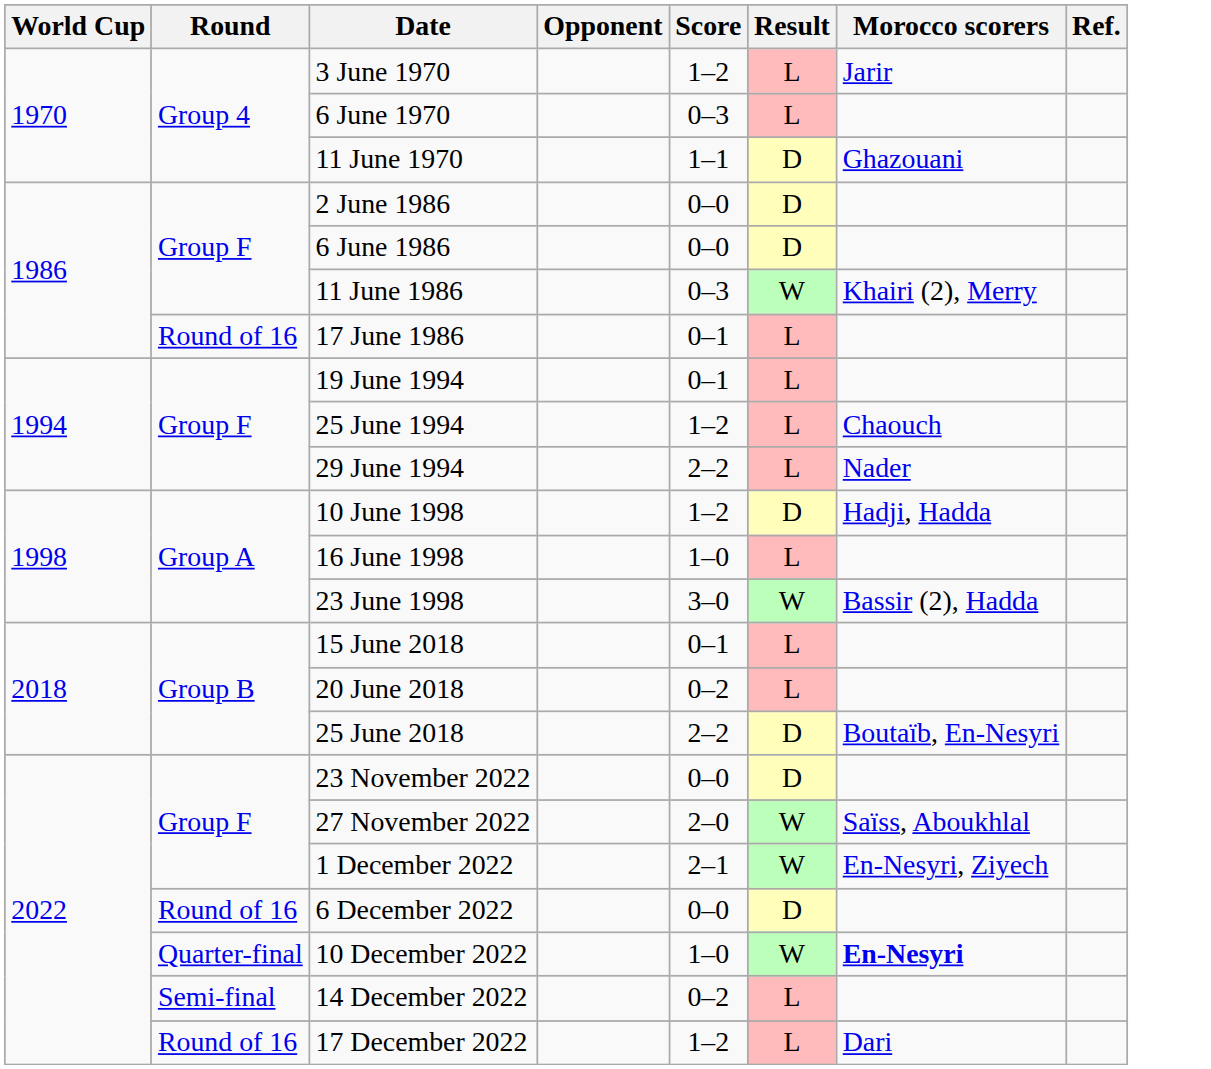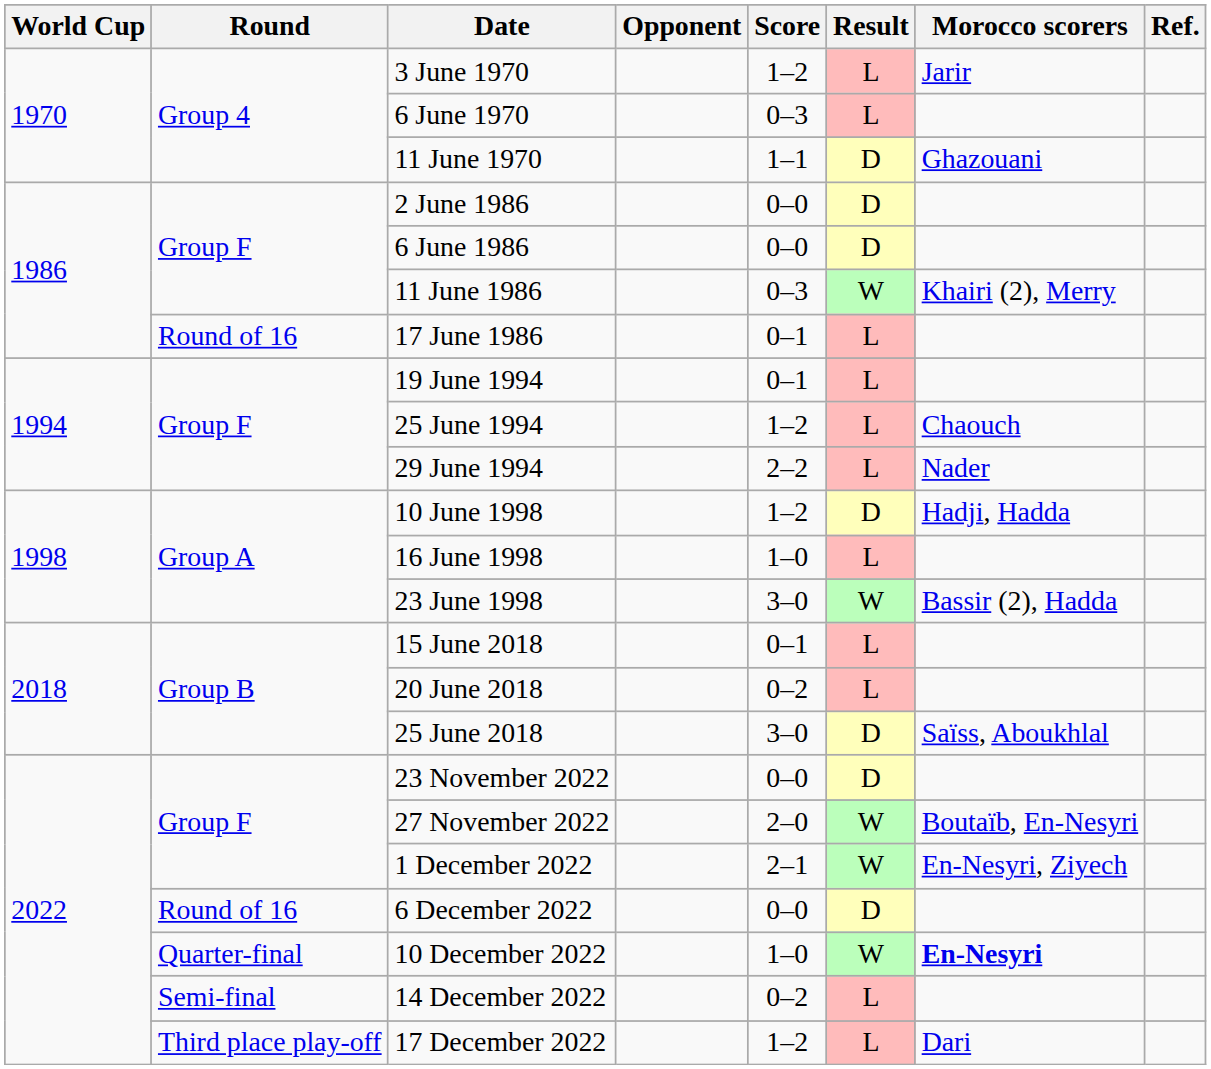(708, 733) 2–2 -> (787, 733) 3–0
(951, 733) Boutaïb, En-Nesyri -> (1015, 733) Saïss, Aboukhlal
(936, 821) Saïss, Aboukhlal -> (1030, 821) Boutaïb, En-Nesyri
(228, 1042) Round of 16 -> (270, 1042) Third place play-off
